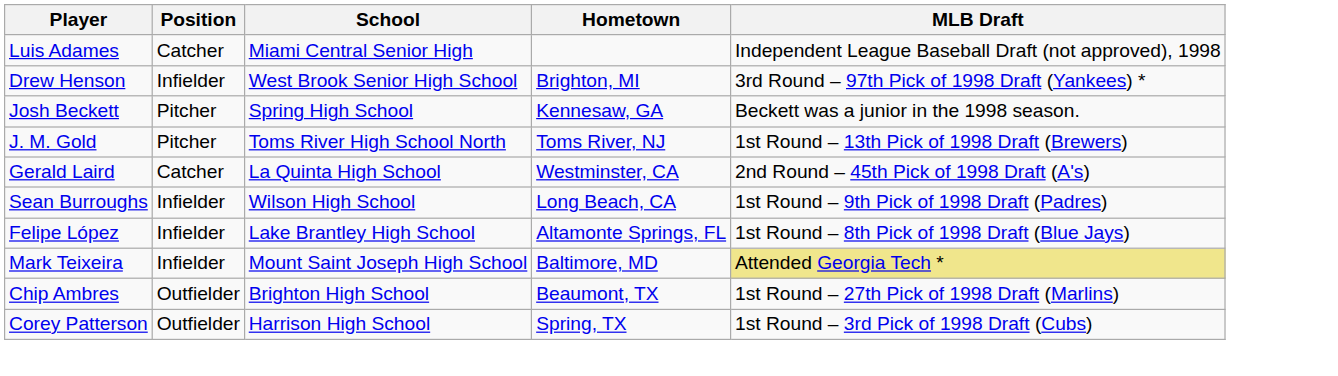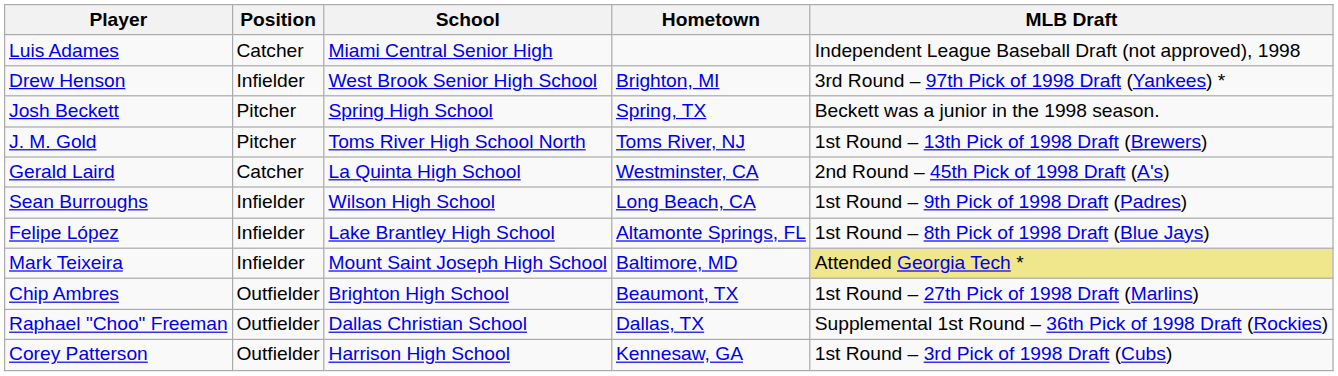(600, 111) Kennesaw, GA -> (661, 111) Spring, TX
+ row: (118, 324)
(581, 324) Spring, TX -> (679, 354) Kennesaw, GA
